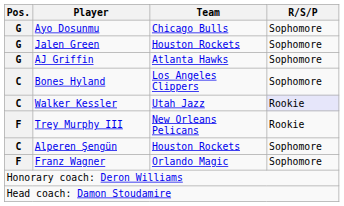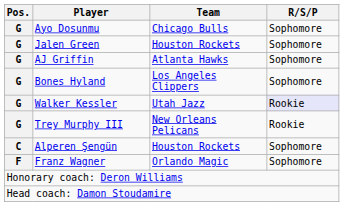(18, 82) C -> (18, 82) G
(18, 103) C -> (18, 103) G
(18, 125) F -> (18, 125) G
